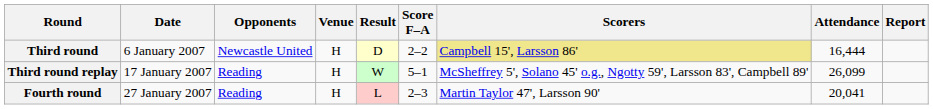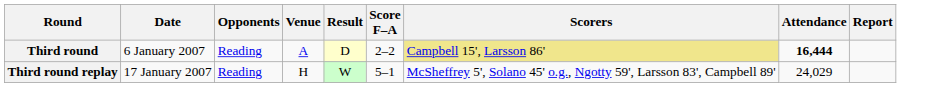(265, 51) Newcastle United -> (240, 51) Reading
(336, 51) H -> (303, 51) A
(847, 51) normal -> (814, 51) bold
(847, 72) 26,099 -> (814, 72) 24,029
- row: (63, 93)
